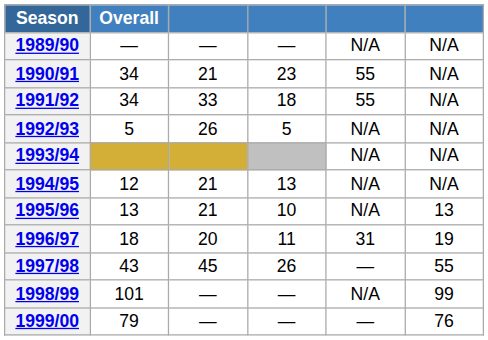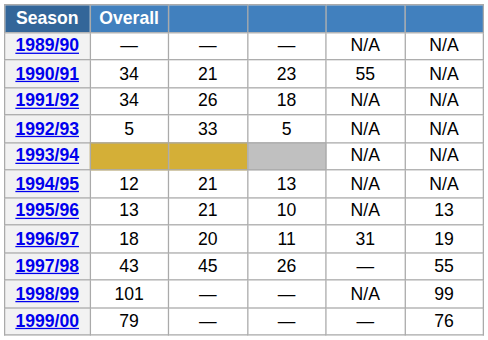(208, 101) 33 -> (208, 101) 26
(365, 101) 55 -> (365, 101) N/A
(208, 128) 26 -> (208, 128) 33
